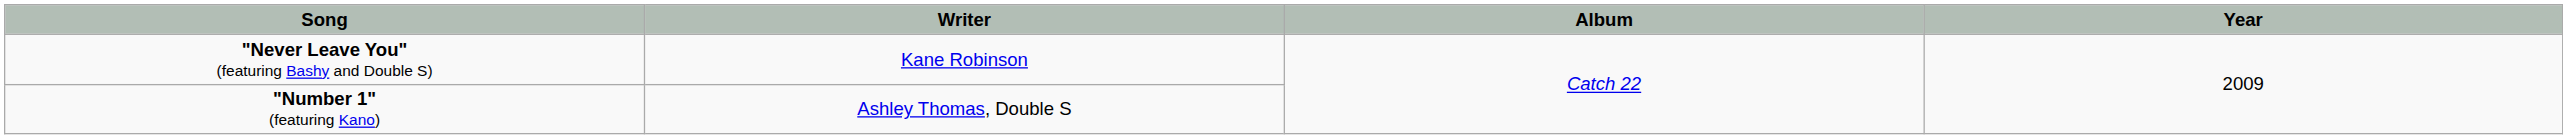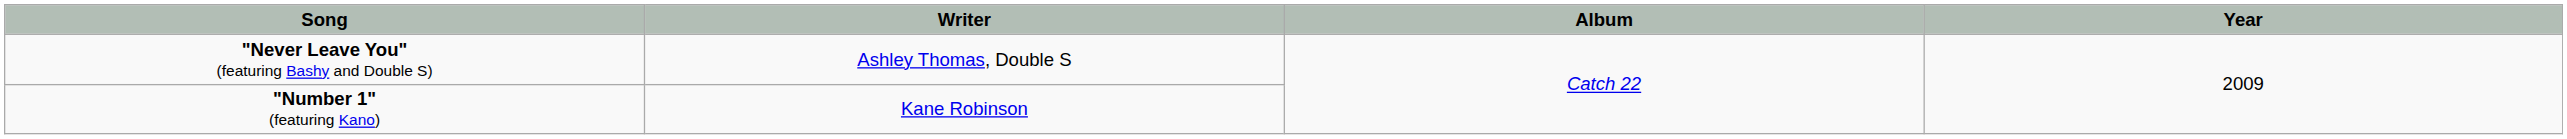(964, 59) Kane Robinson -> (964, 59) Ashley Thomas, Double S
(964, 109) Ashley Thomas, Double S -> (964, 109) Kane Robinson
